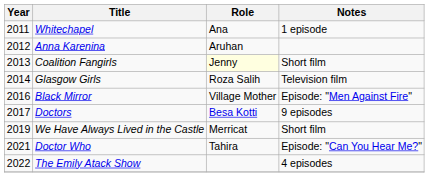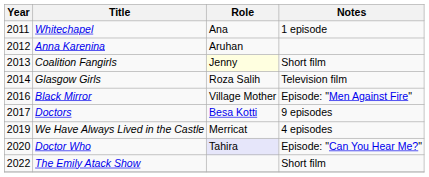(304, 130) Short film -> (307, 130) 4 episodes
(19, 146) 2021 -> (19, 146) 2020
(223, 146) no background -> (223, 146) lavender background
(307, 163) 4 episodes -> (304, 163) Short film
